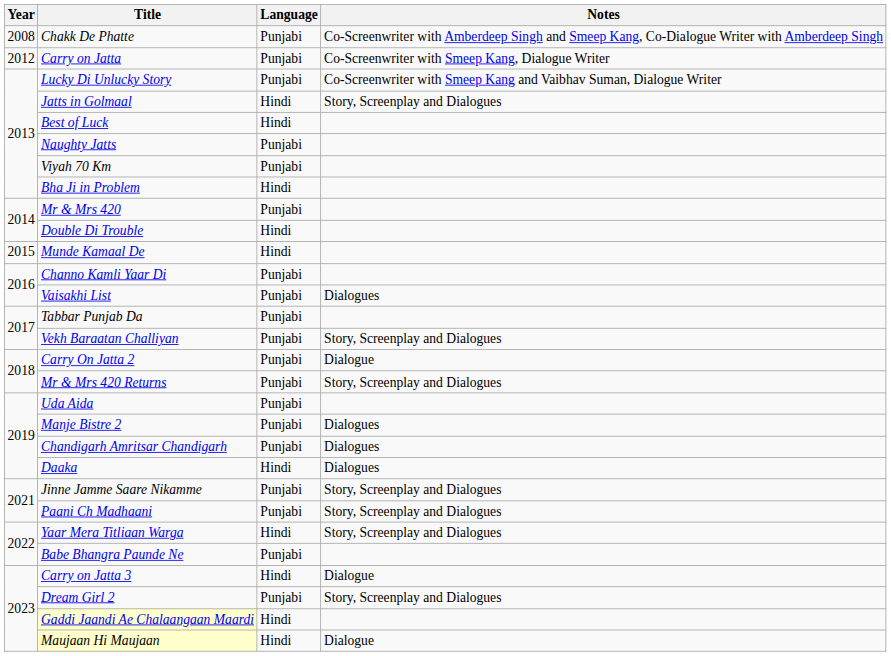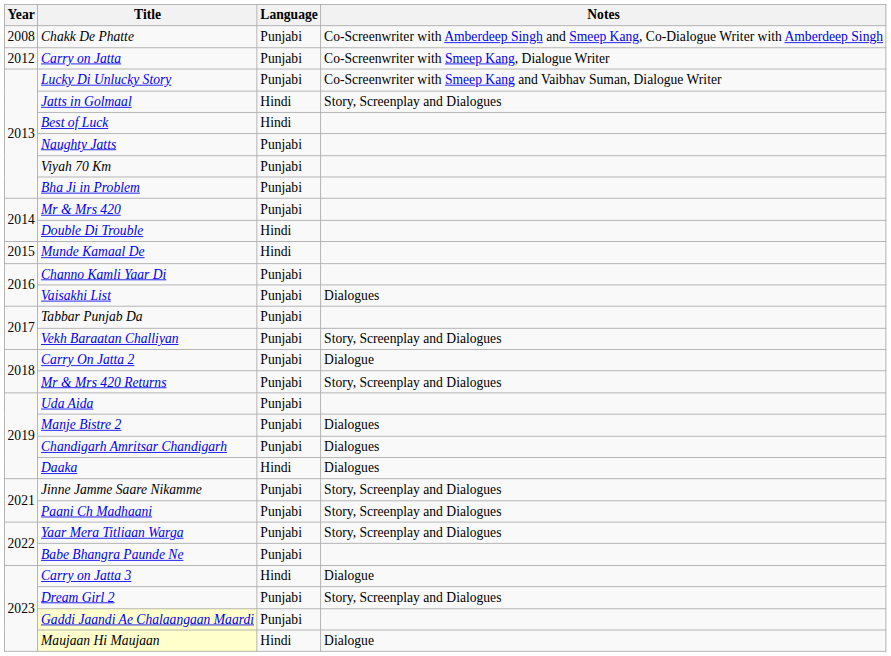(276, 187) Hindi -> (281, 187) Punjabi
(276, 532) Hindi -> (281, 532) Punjabi
(276, 619) Hindi -> (281, 619) Punjabi
